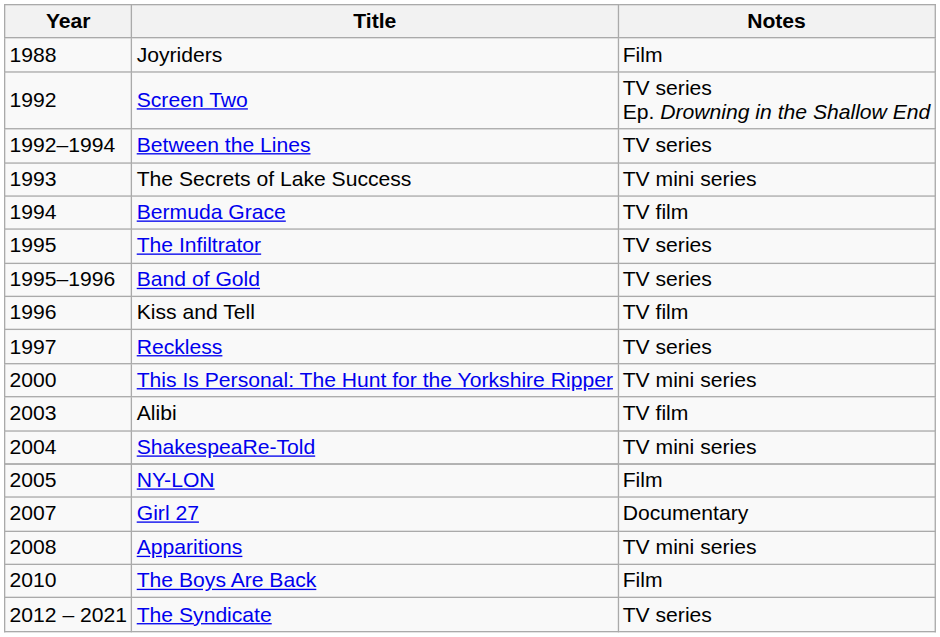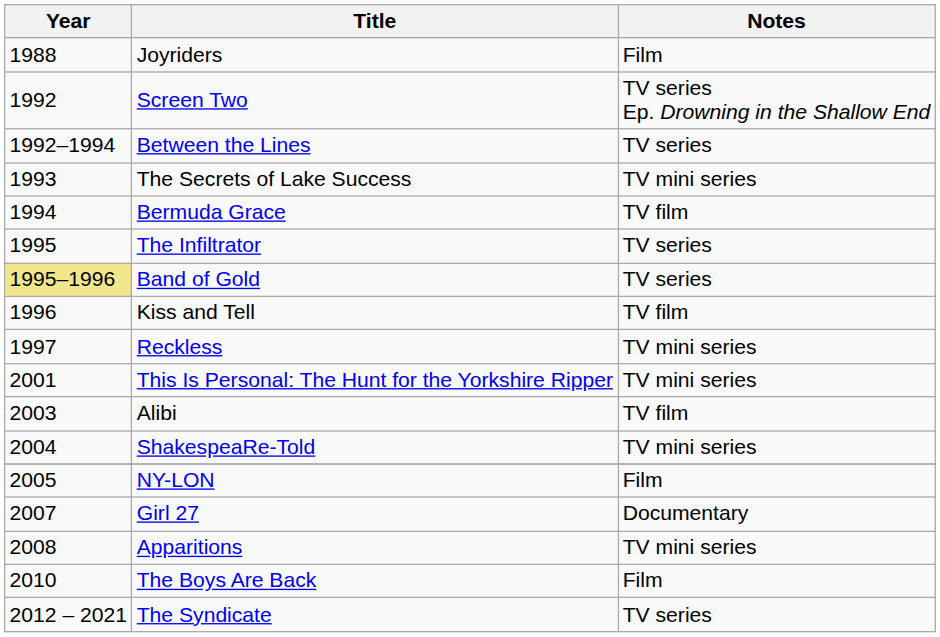(62, 279) no background -> (62, 279) khaki background
(667, 346) TV series -> (690, 346) TV mini series
(33, 379) 2000 -> (33, 379) 2001
